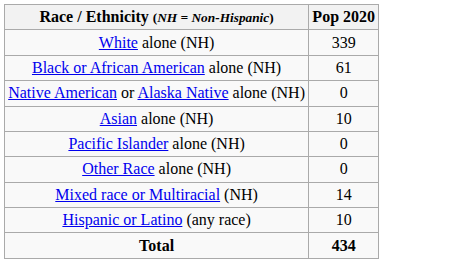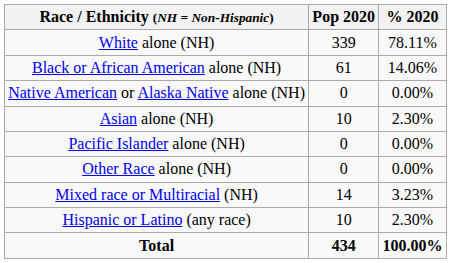+ column: (412, 17)
